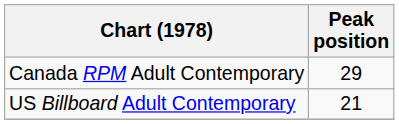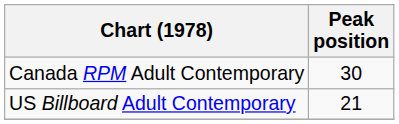(351, 72) 29 -> (351, 72) 30
